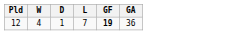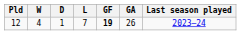+ column: (189, 11)
(131, 24) 36 -> (131, 24) 26
